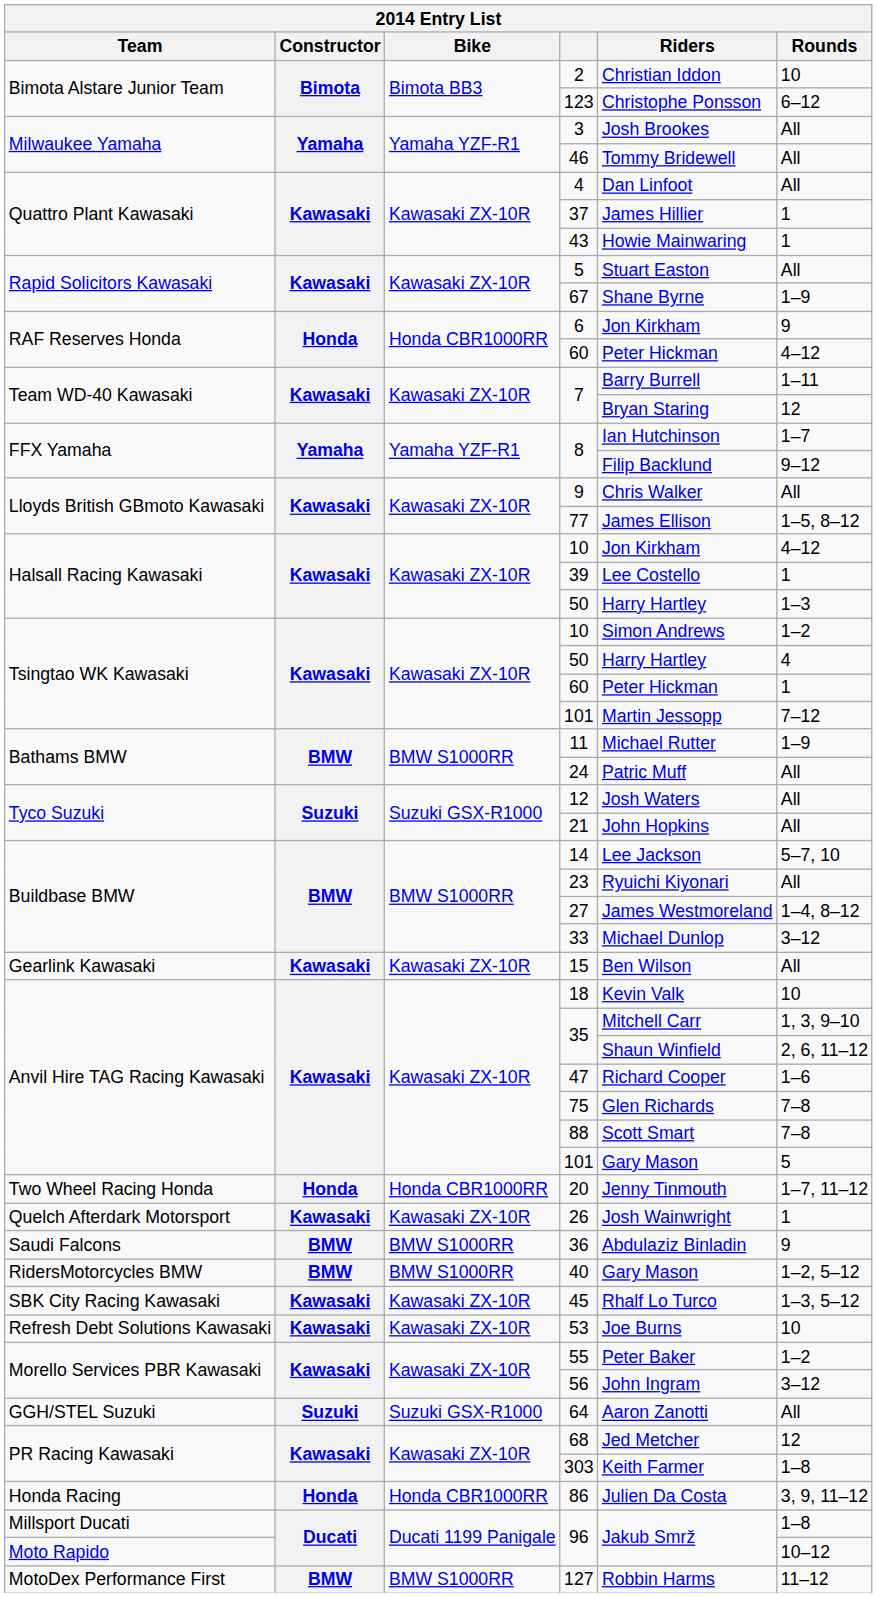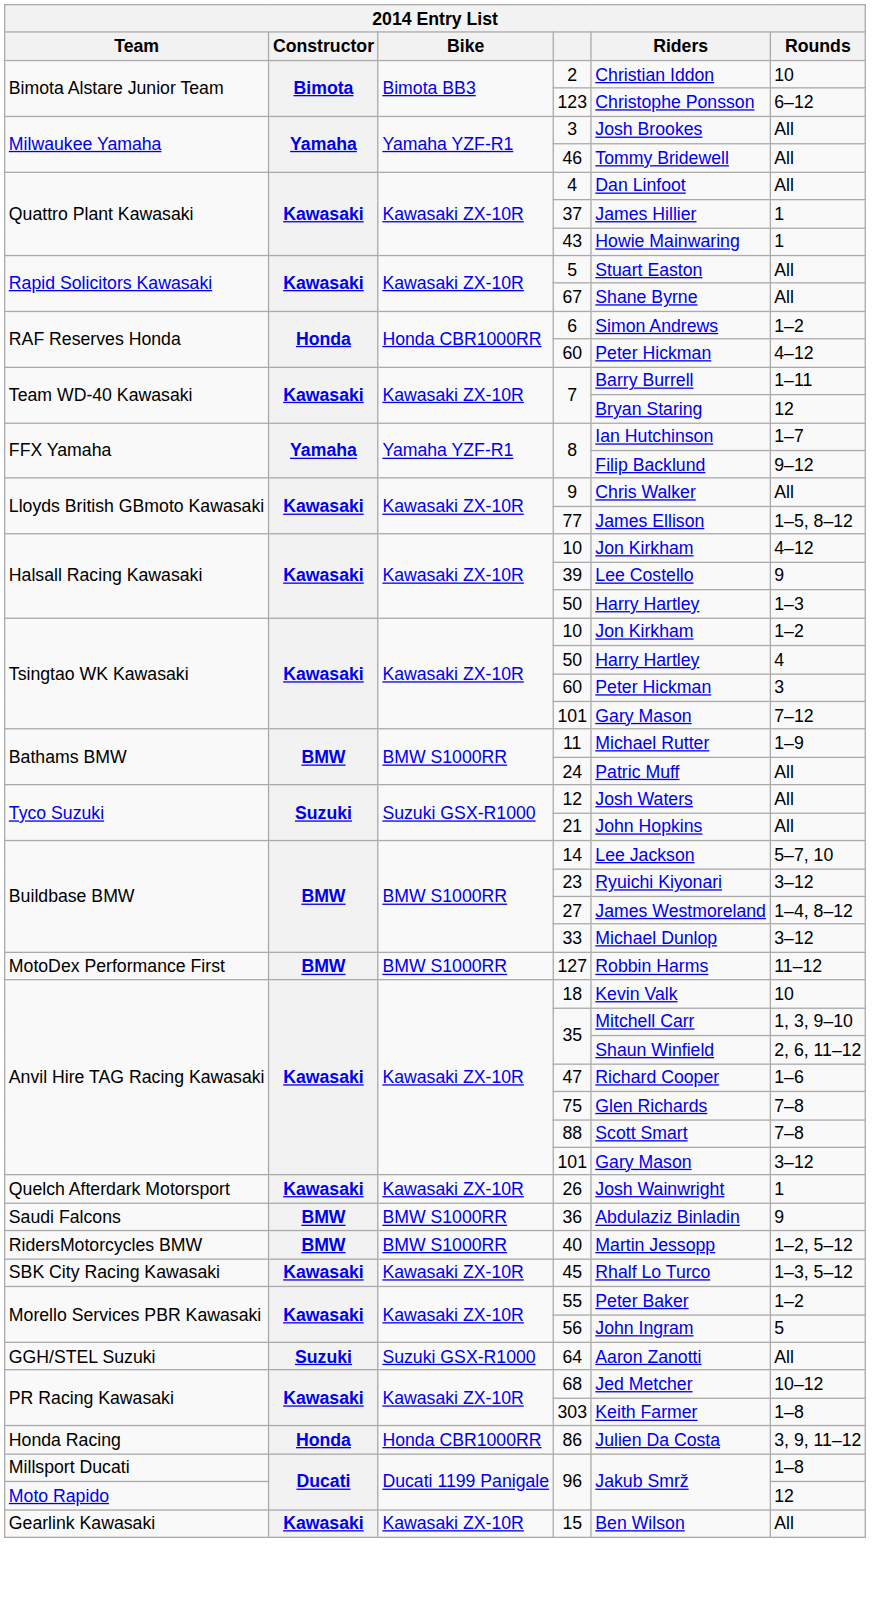(796, 297) 1–9 -> (784, 297) All
(651, 325) Jon Kirkham -> (657, 325) Simon Andrews
(786, 325) 9 -> (789, 325) 1–2
(786, 576) 1 -> (779, 576) 9
(663, 631) Simon Andrews -> (644, 631) Jon Kirkham
(786, 687) 1 -> (779, 687) 3
(662, 715) Martin Jessopp -> (643, 715) Gary Mason
(791, 882) All -> (794, 882) 3–12
rows swapped: (82, 966) <-> (117, 1579)
(786, 1161) 5 -> (794, 1161) 3–12
- row: (111, 1189)
(650, 1272) Gary Mason -> (655, 1244) Martin Jessopp
- row: (140, 1328)
(801, 1384) 3–12 -> (779, 1328) 5
(791, 1439) 12 -> (799, 1384) 10–12
(805, 1551) 10–12 -> (784, 1495) 12
